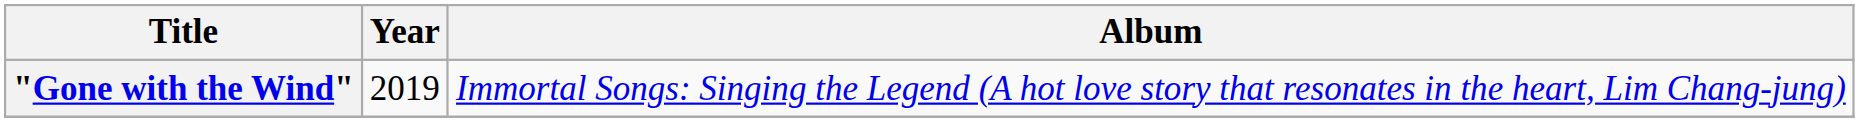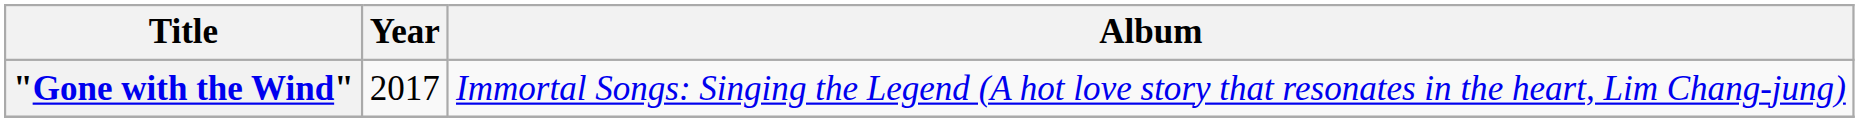(405, 87) 2019 -> (405, 87) 2017
